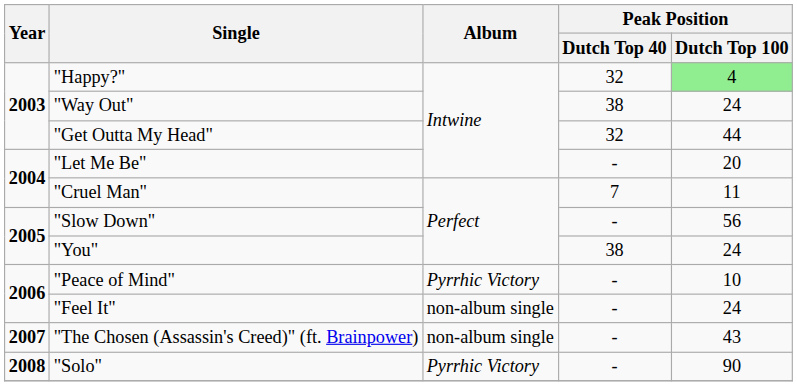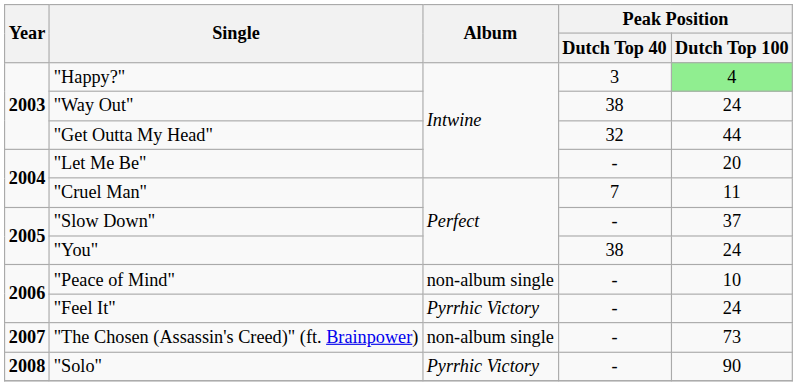(615, 76) 32 -> (615, 76) 3
(732, 221) 56 -> (732, 221) 37
(483, 279) Pyrrhic Victory -> (490, 279) non-album single
(490, 308) non-album single -> (483, 308) Pyrrhic Victory
(732, 337) 43 -> (732, 337) 73
